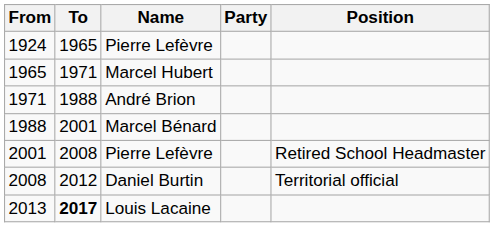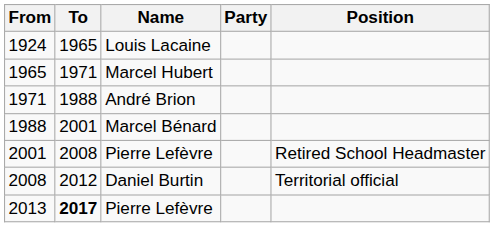(159, 45) Pierre Lefèvre -> (158, 45) Louis Lacaine
(158, 208) Louis Lacaine -> (159, 208) Pierre Lefèvre
